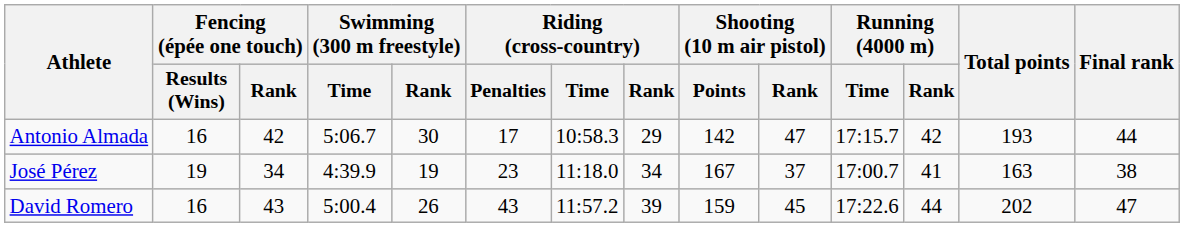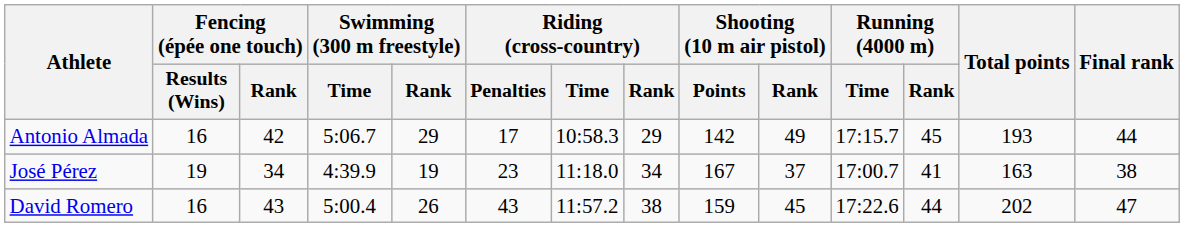(428, 136) 30 -> (428, 136) 29
(795, 136) 47 -> (795, 136) 49
(932, 136) 42 -> (932, 136) 45
(652, 205) 39 -> (652, 205) 38
